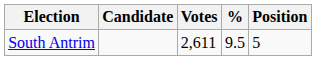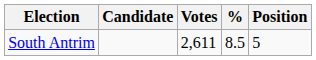(235, 42) 9.5 -> (235, 42) 8.5
